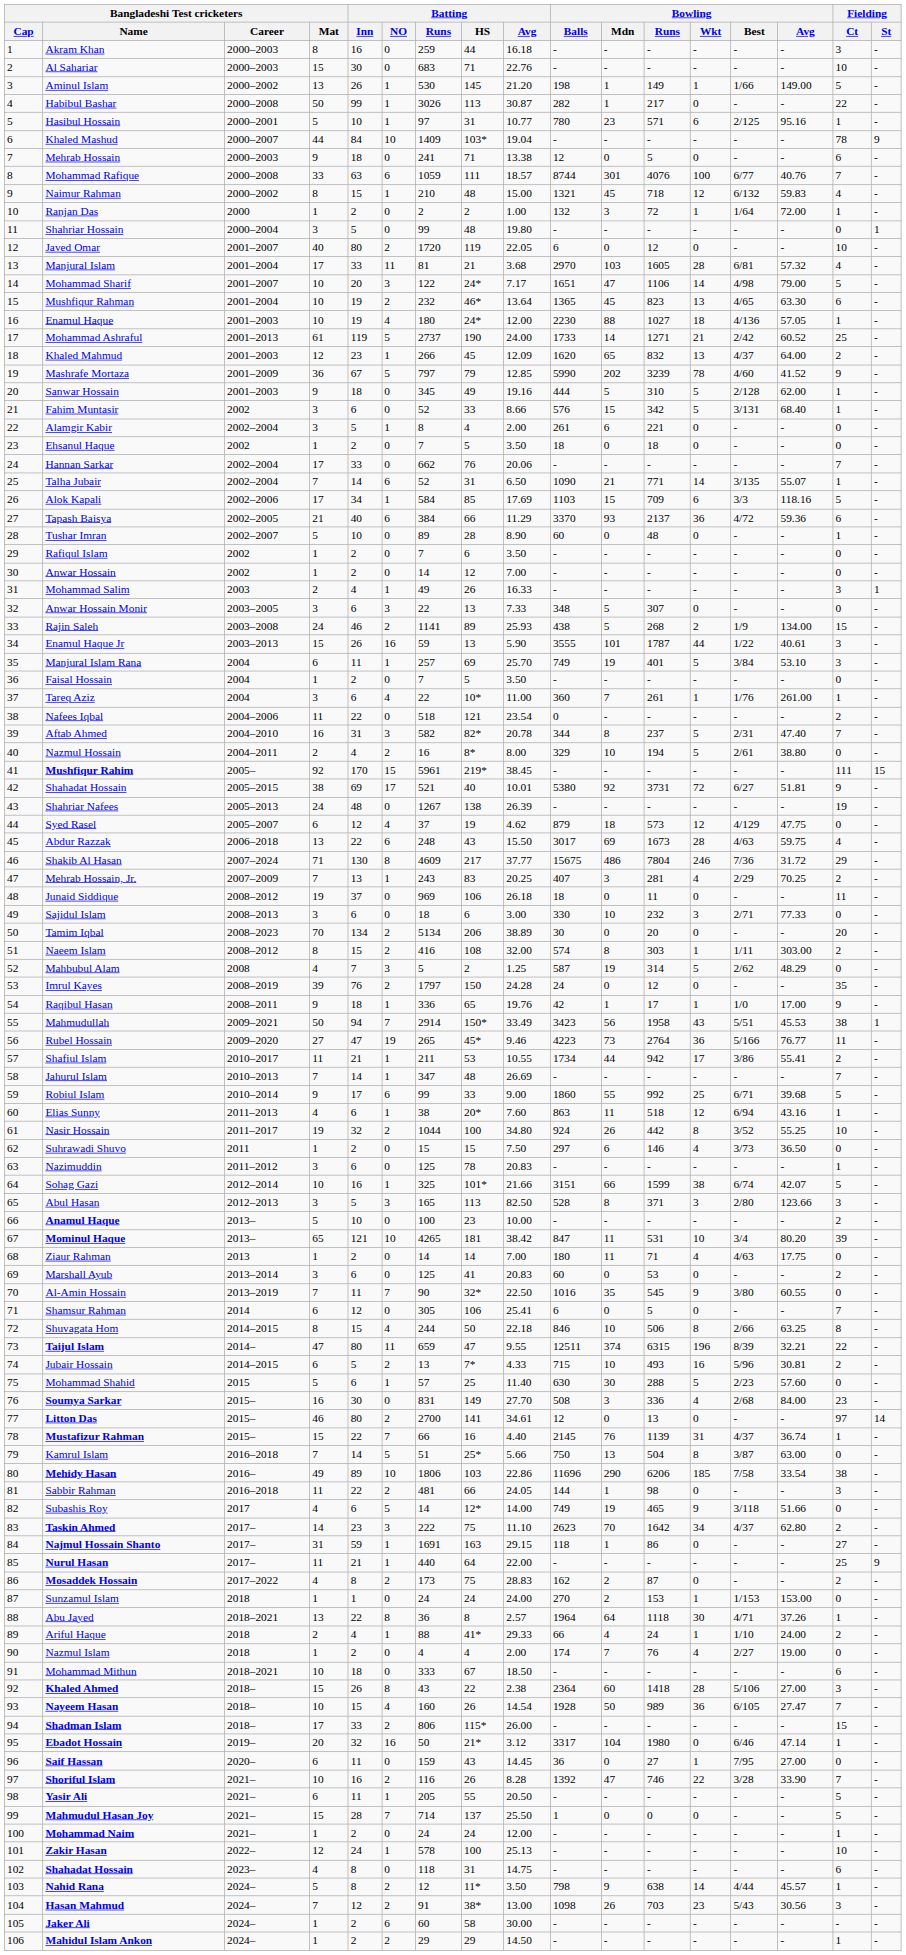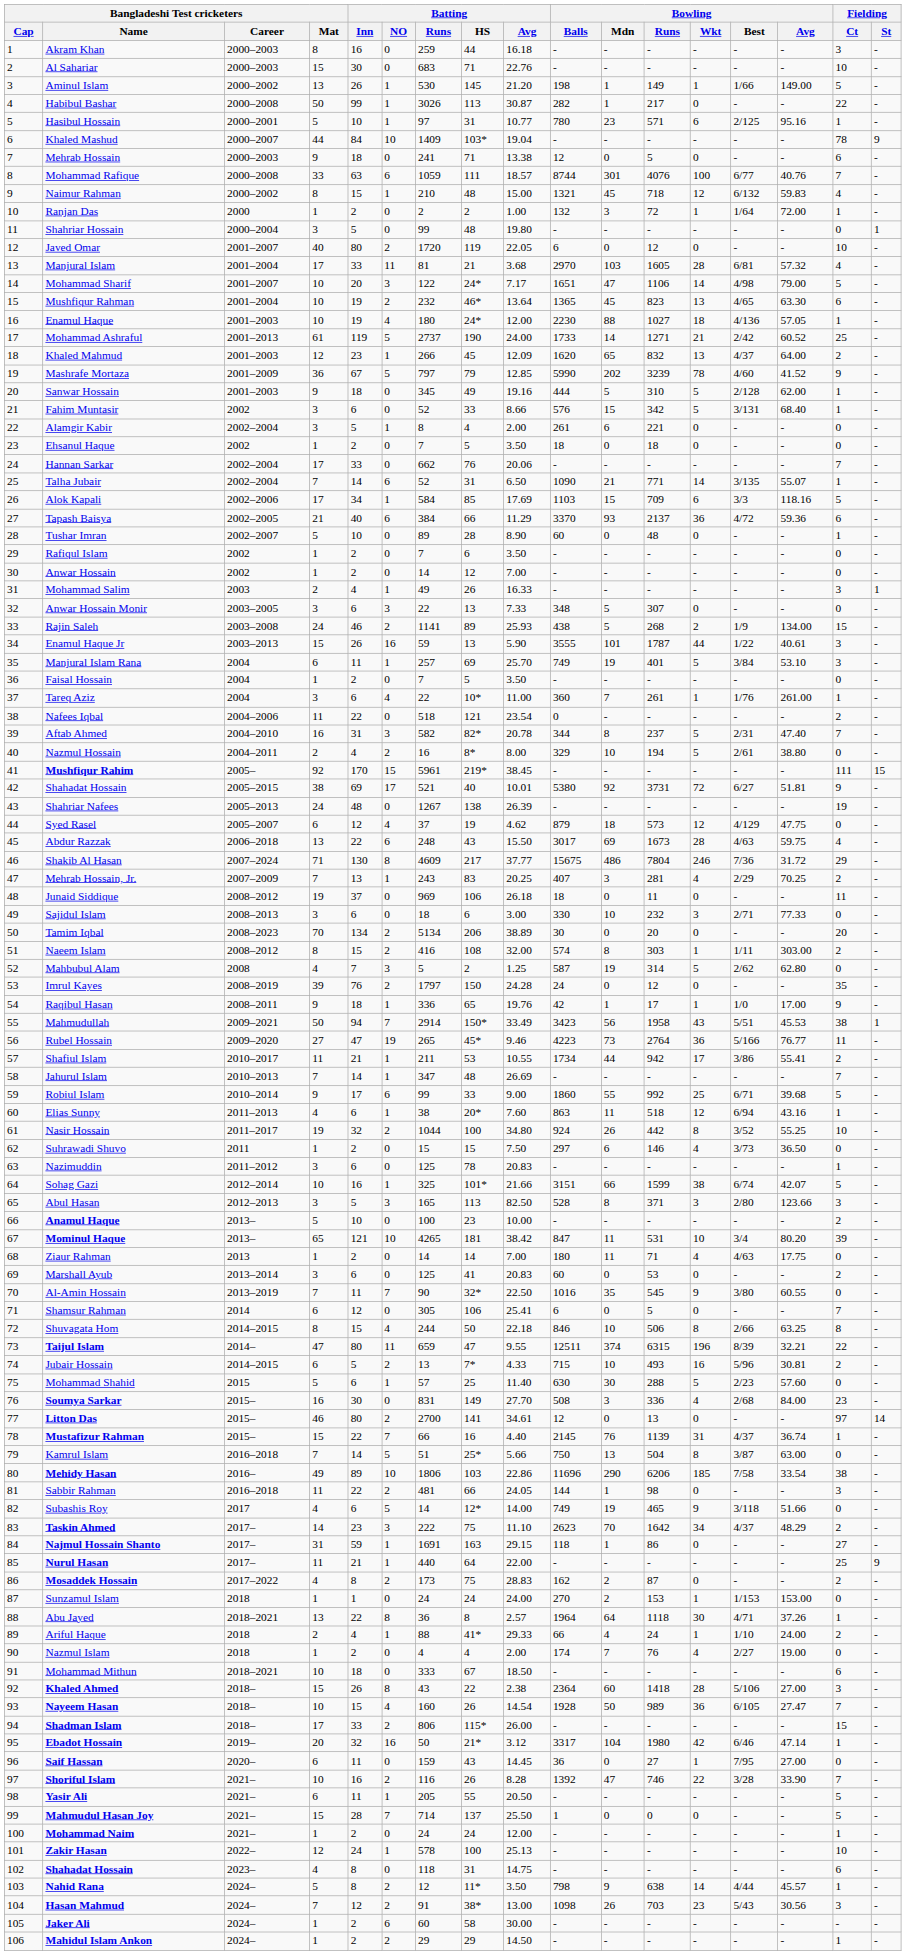(793, 968) 48.29 -> (793, 968) 62.80
(793, 1526) 62.80 -> (793, 1526) 48.29
(696, 1743) 0 -> (699, 1743) 42
